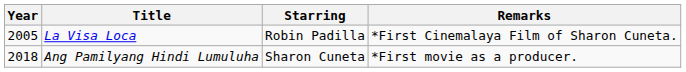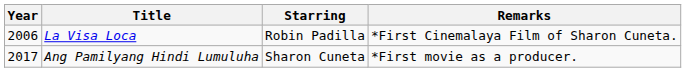(23, 36) 2005 -> (23, 36) 2006
(23, 56) 2018 -> (23, 56) 2017
